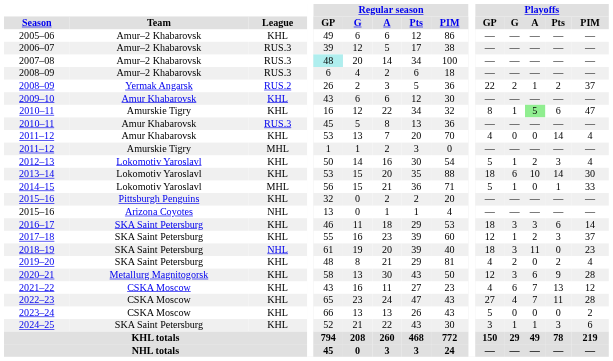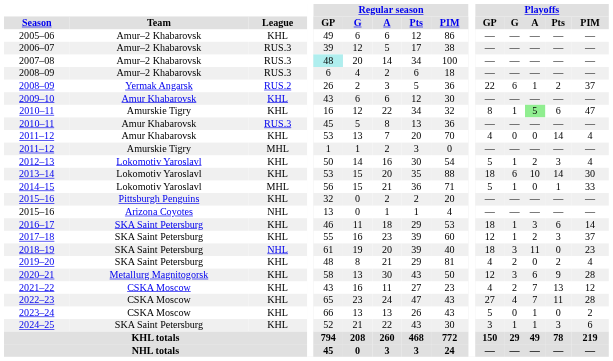(515, 86) 2 -> (515, 86) 6
(515, 224) 3 -> (515, 224) 1
(515, 287) 6 -> (515, 287) 2
(535, 312) 0 -> (535, 312) 1
